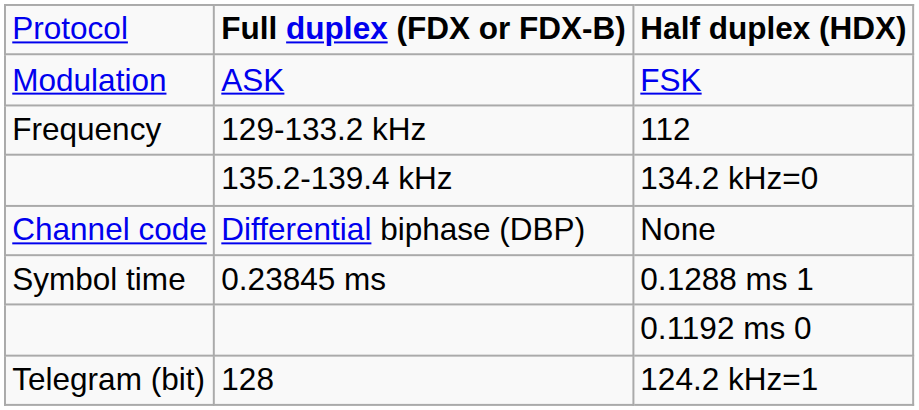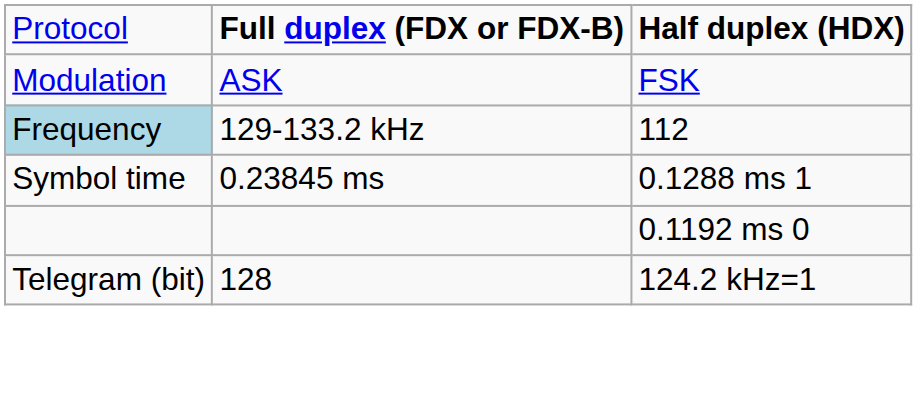(87, 129) no background -> (87, 129) lightblue background
- row: (337, 179)
- row: (403, 229)
